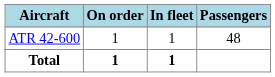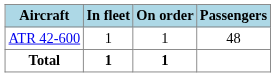columns swapped: (172, 15) <-> (115, 15)
